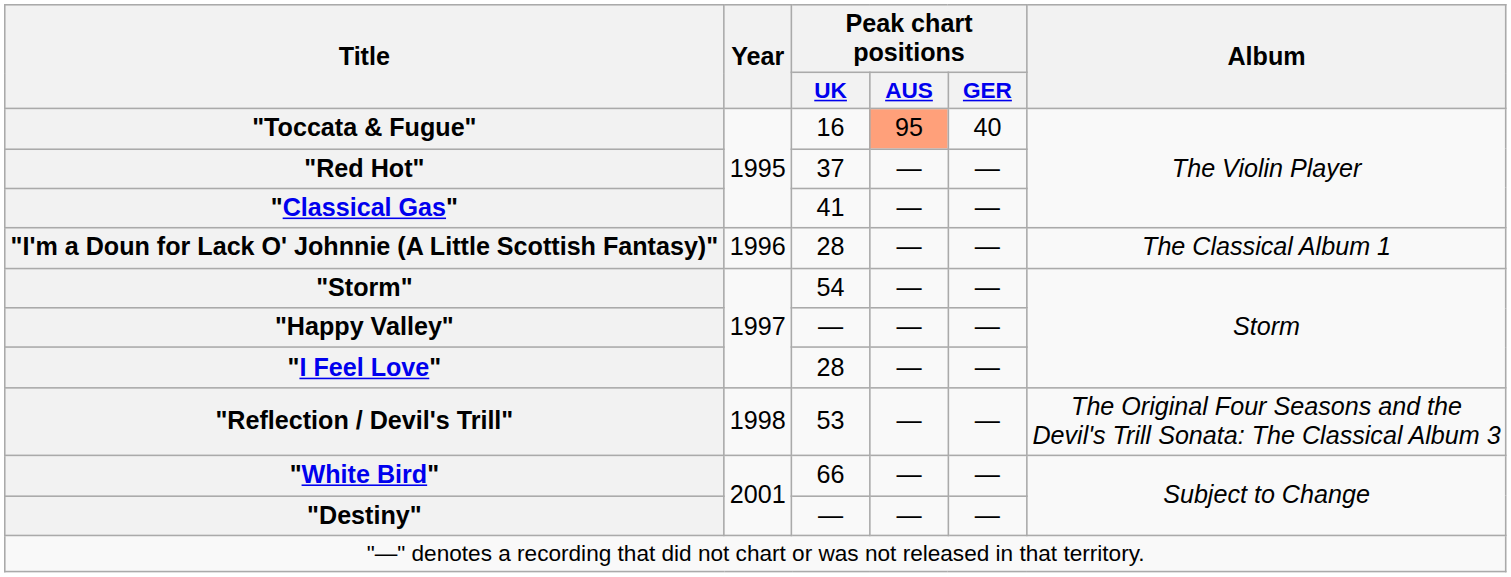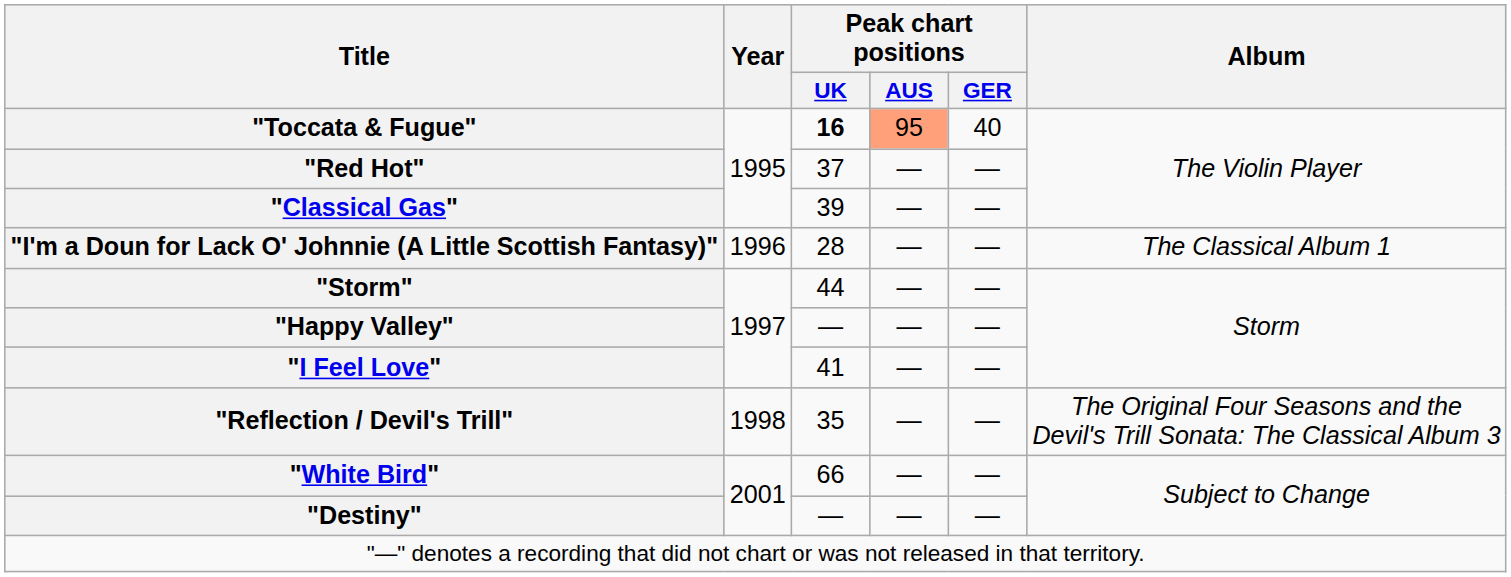(831, 128) normal -> (831, 128) bold
(831, 207) 41 -> (831, 207) 39
(831, 287) 54 -> (831, 287) 44
(831, 367) 28 -> (831, 367) 41
(831, 421) 53 -> (831, 421) 35
